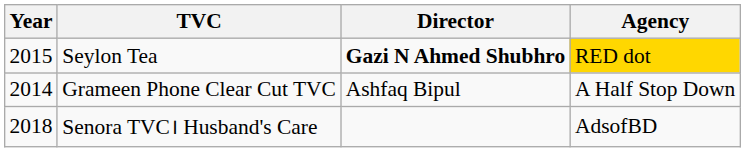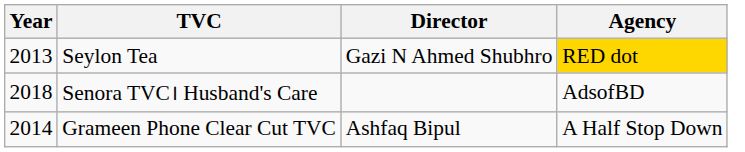(31, 55) 2015 -> (31, 55) 2013
(455, 55) bold -> (449, 55) normal
rows swapped: (199, 89) <-> (190, 127)
